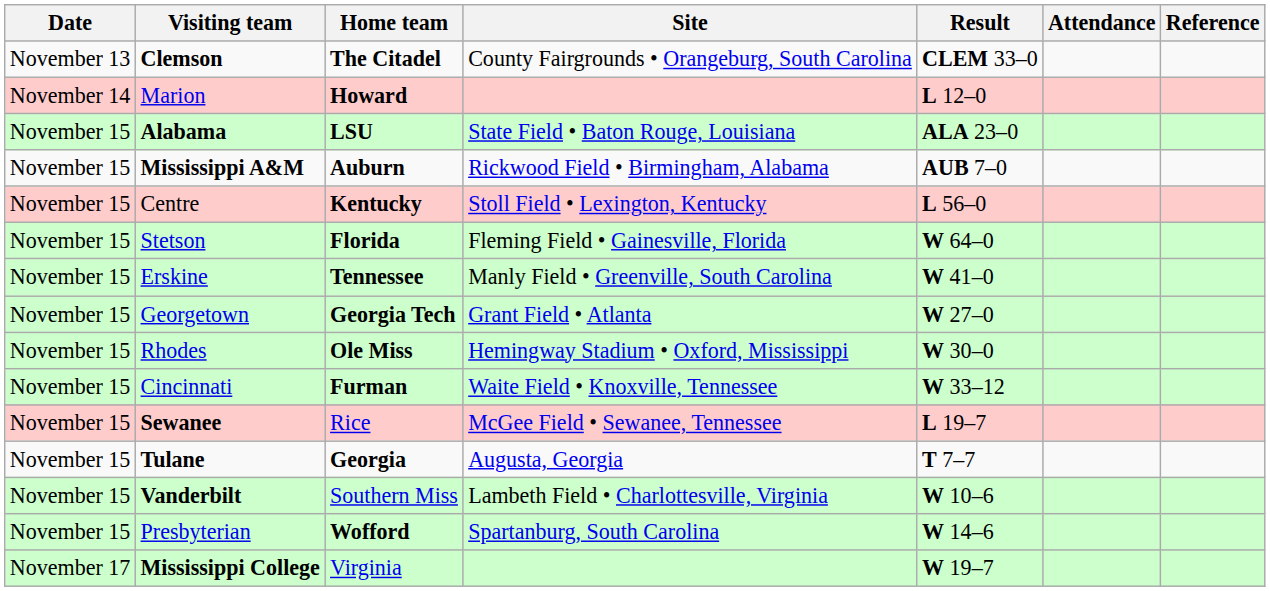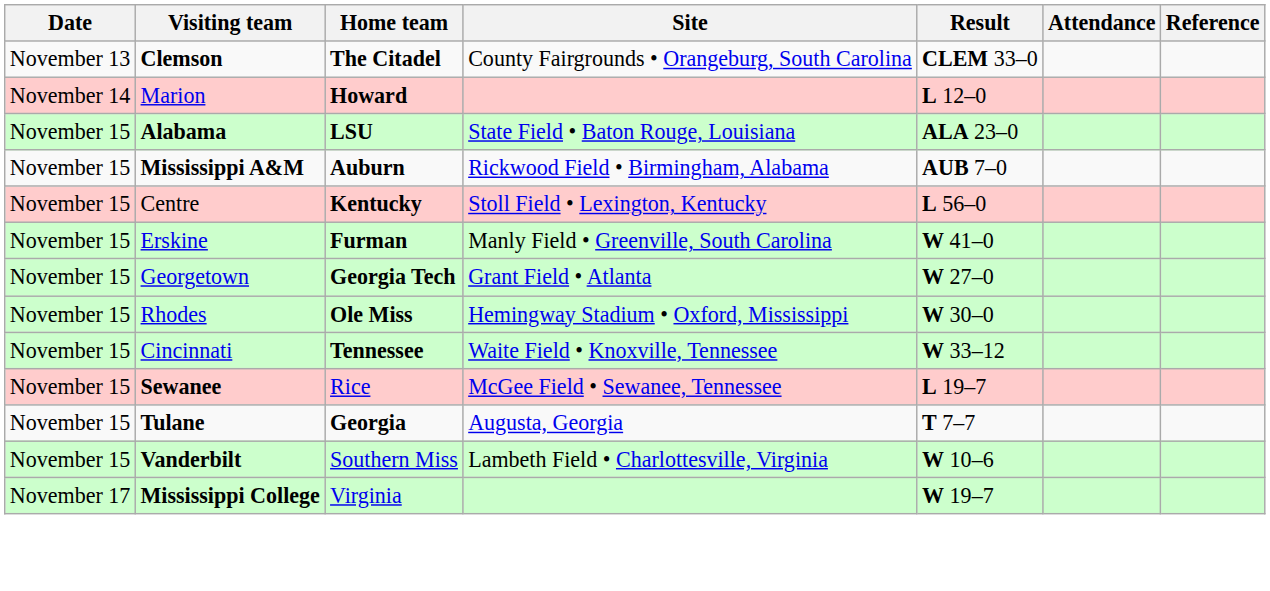- row: (173, 240)
(377, 277) Tennessee -> (369, 240) Furman
(369, 386) Furman -> (377, 349) Tennessee
- row: (196, 531)
